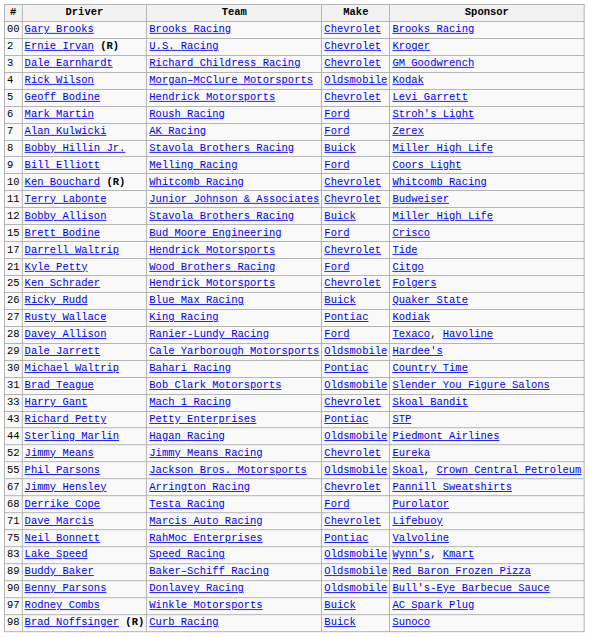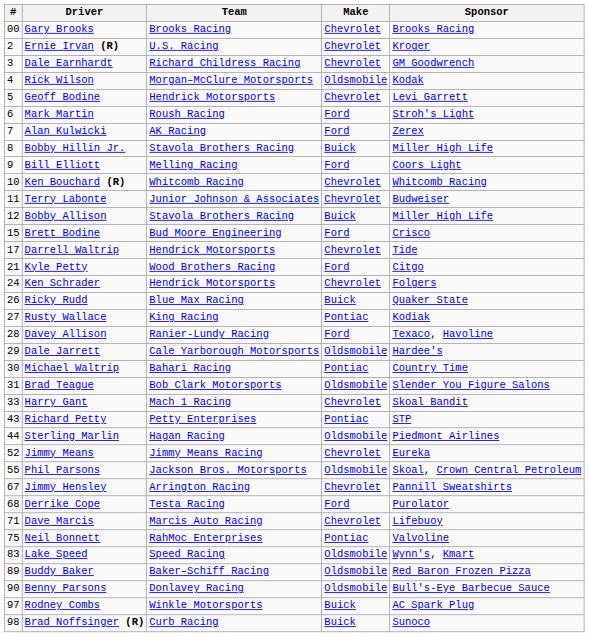(13, 284) 25 -> (13, 284) 24
